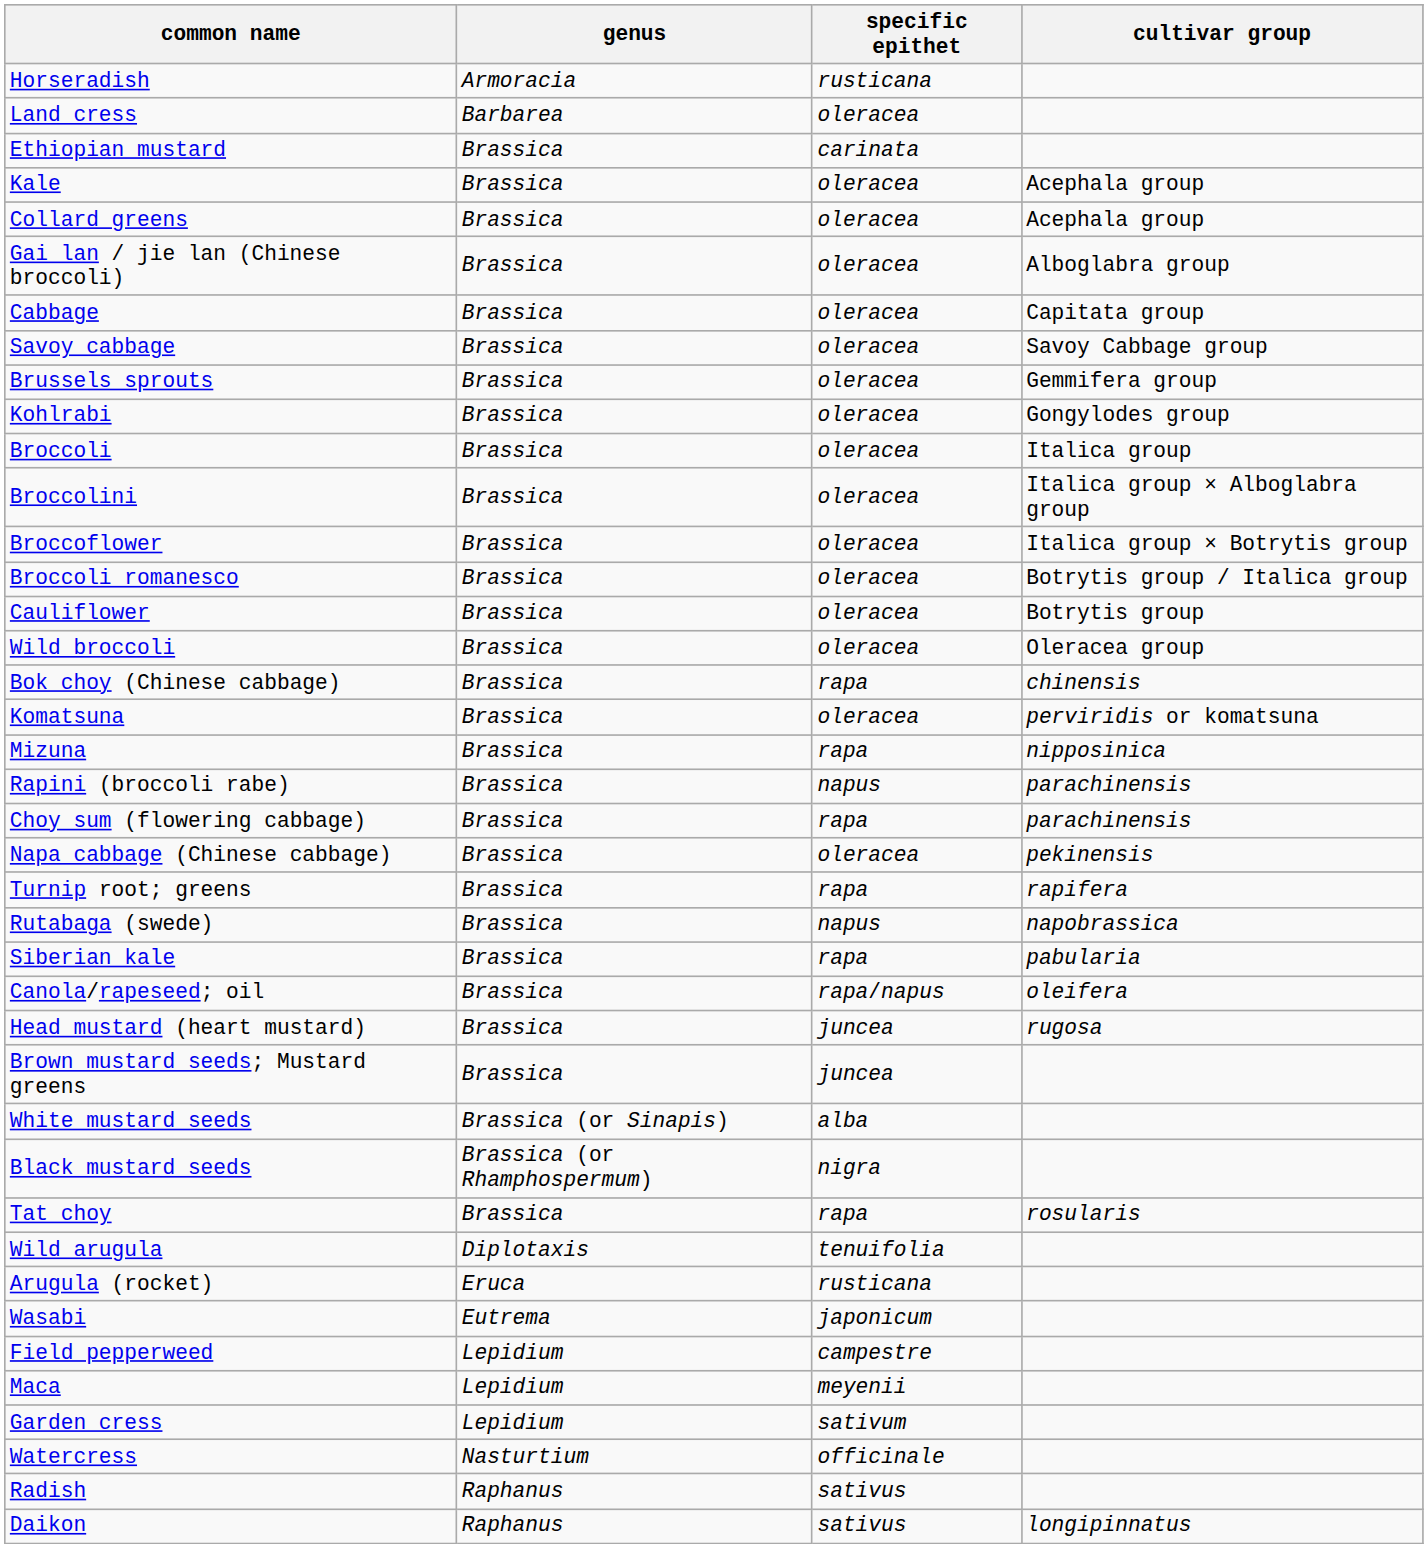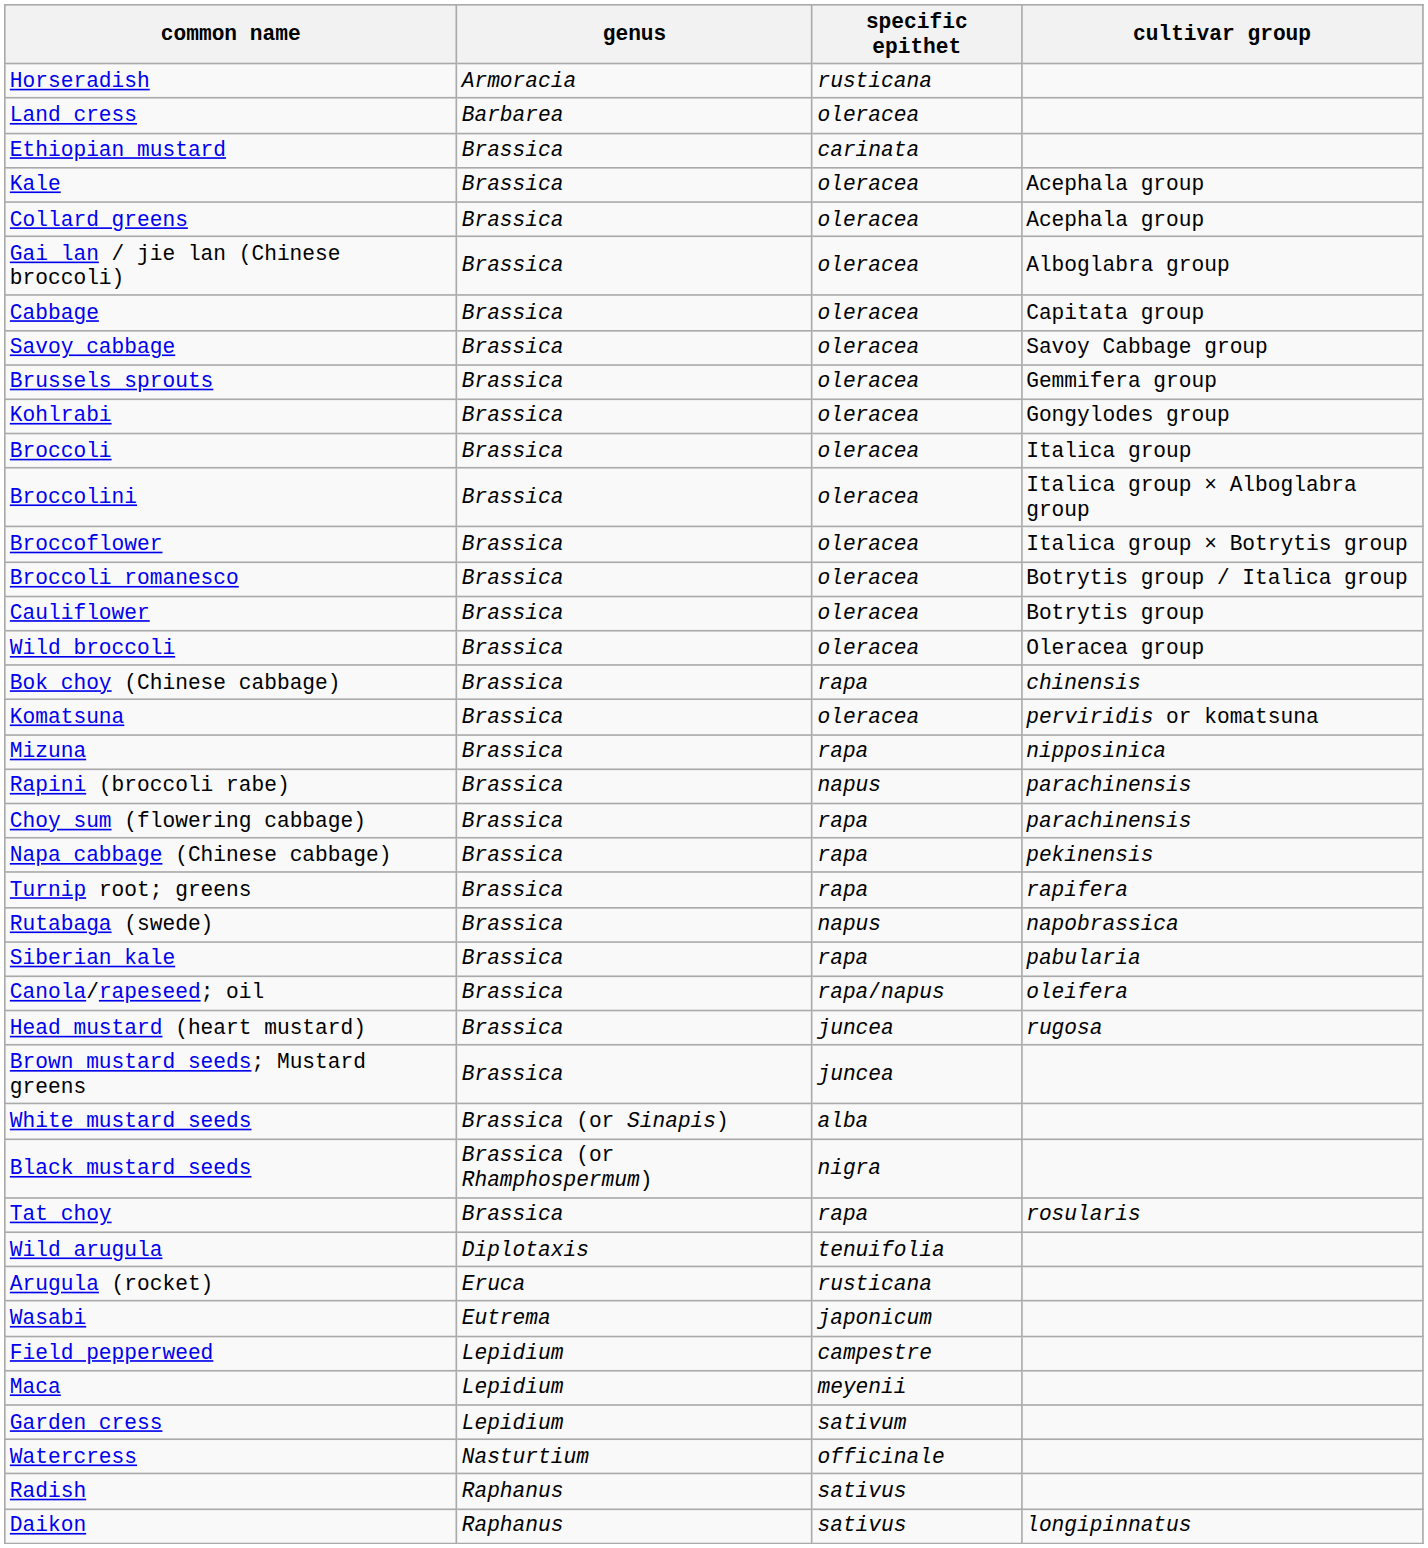(868, 855) oleracea -> (843, 855) rapa
